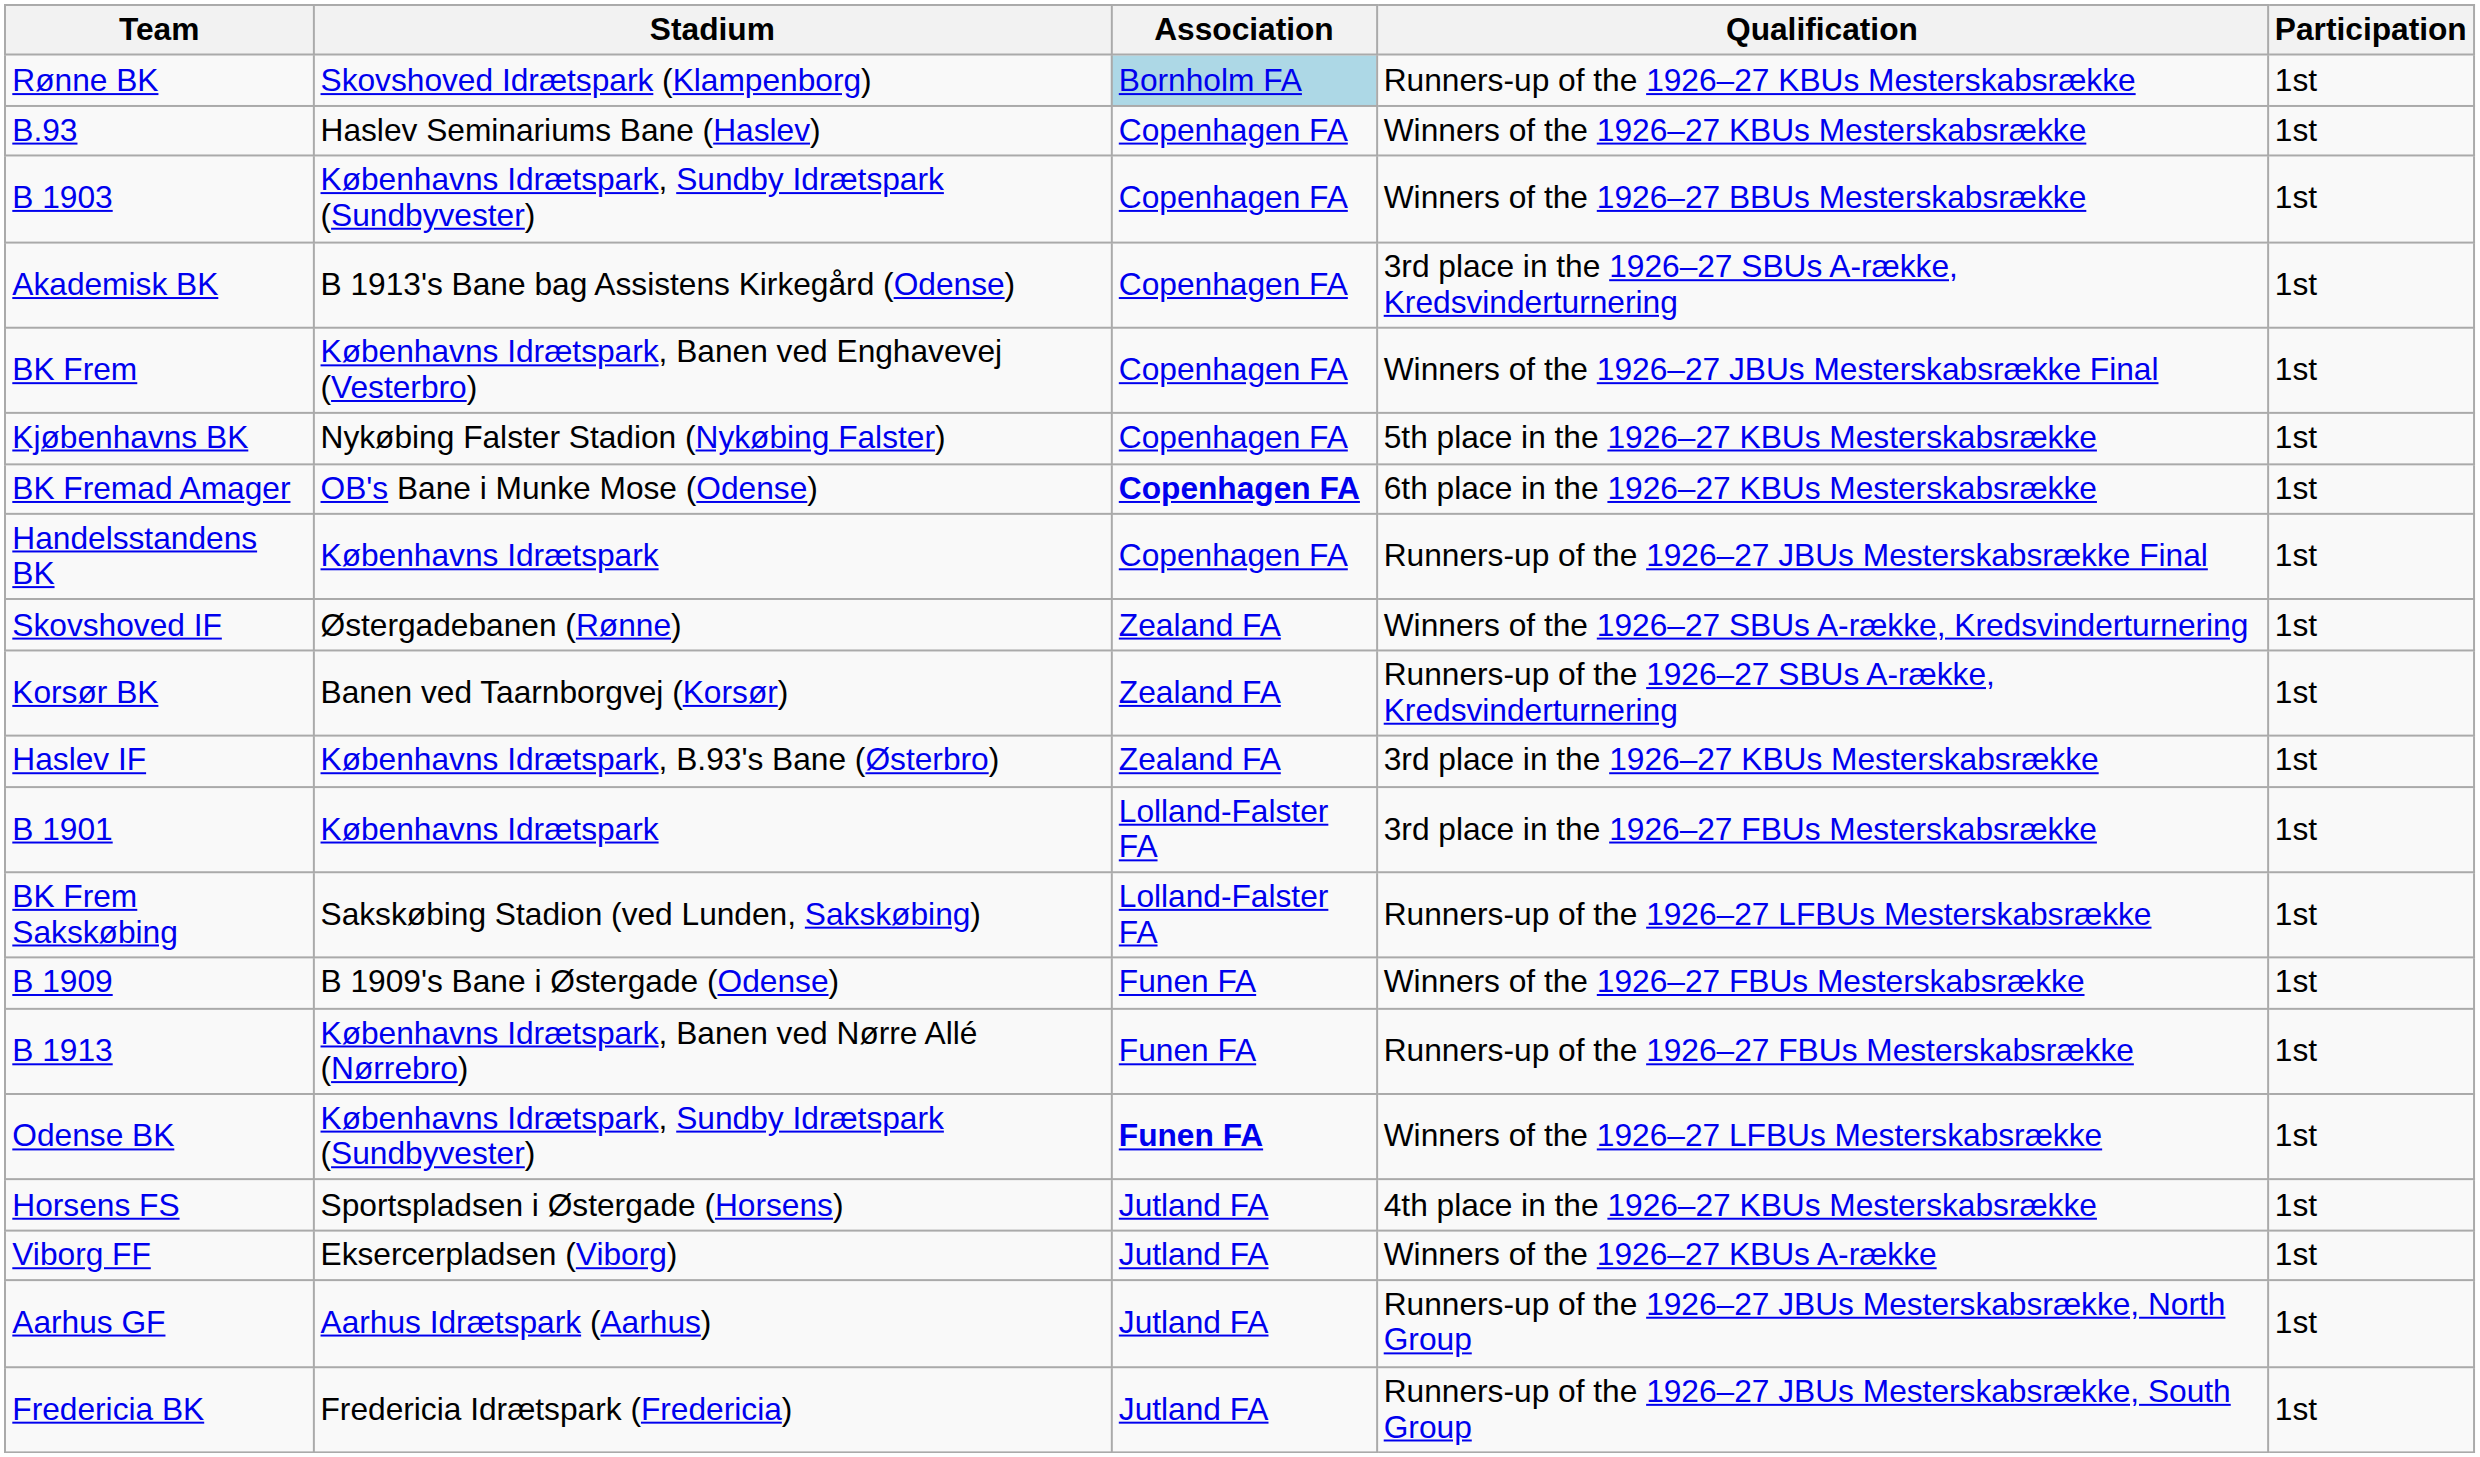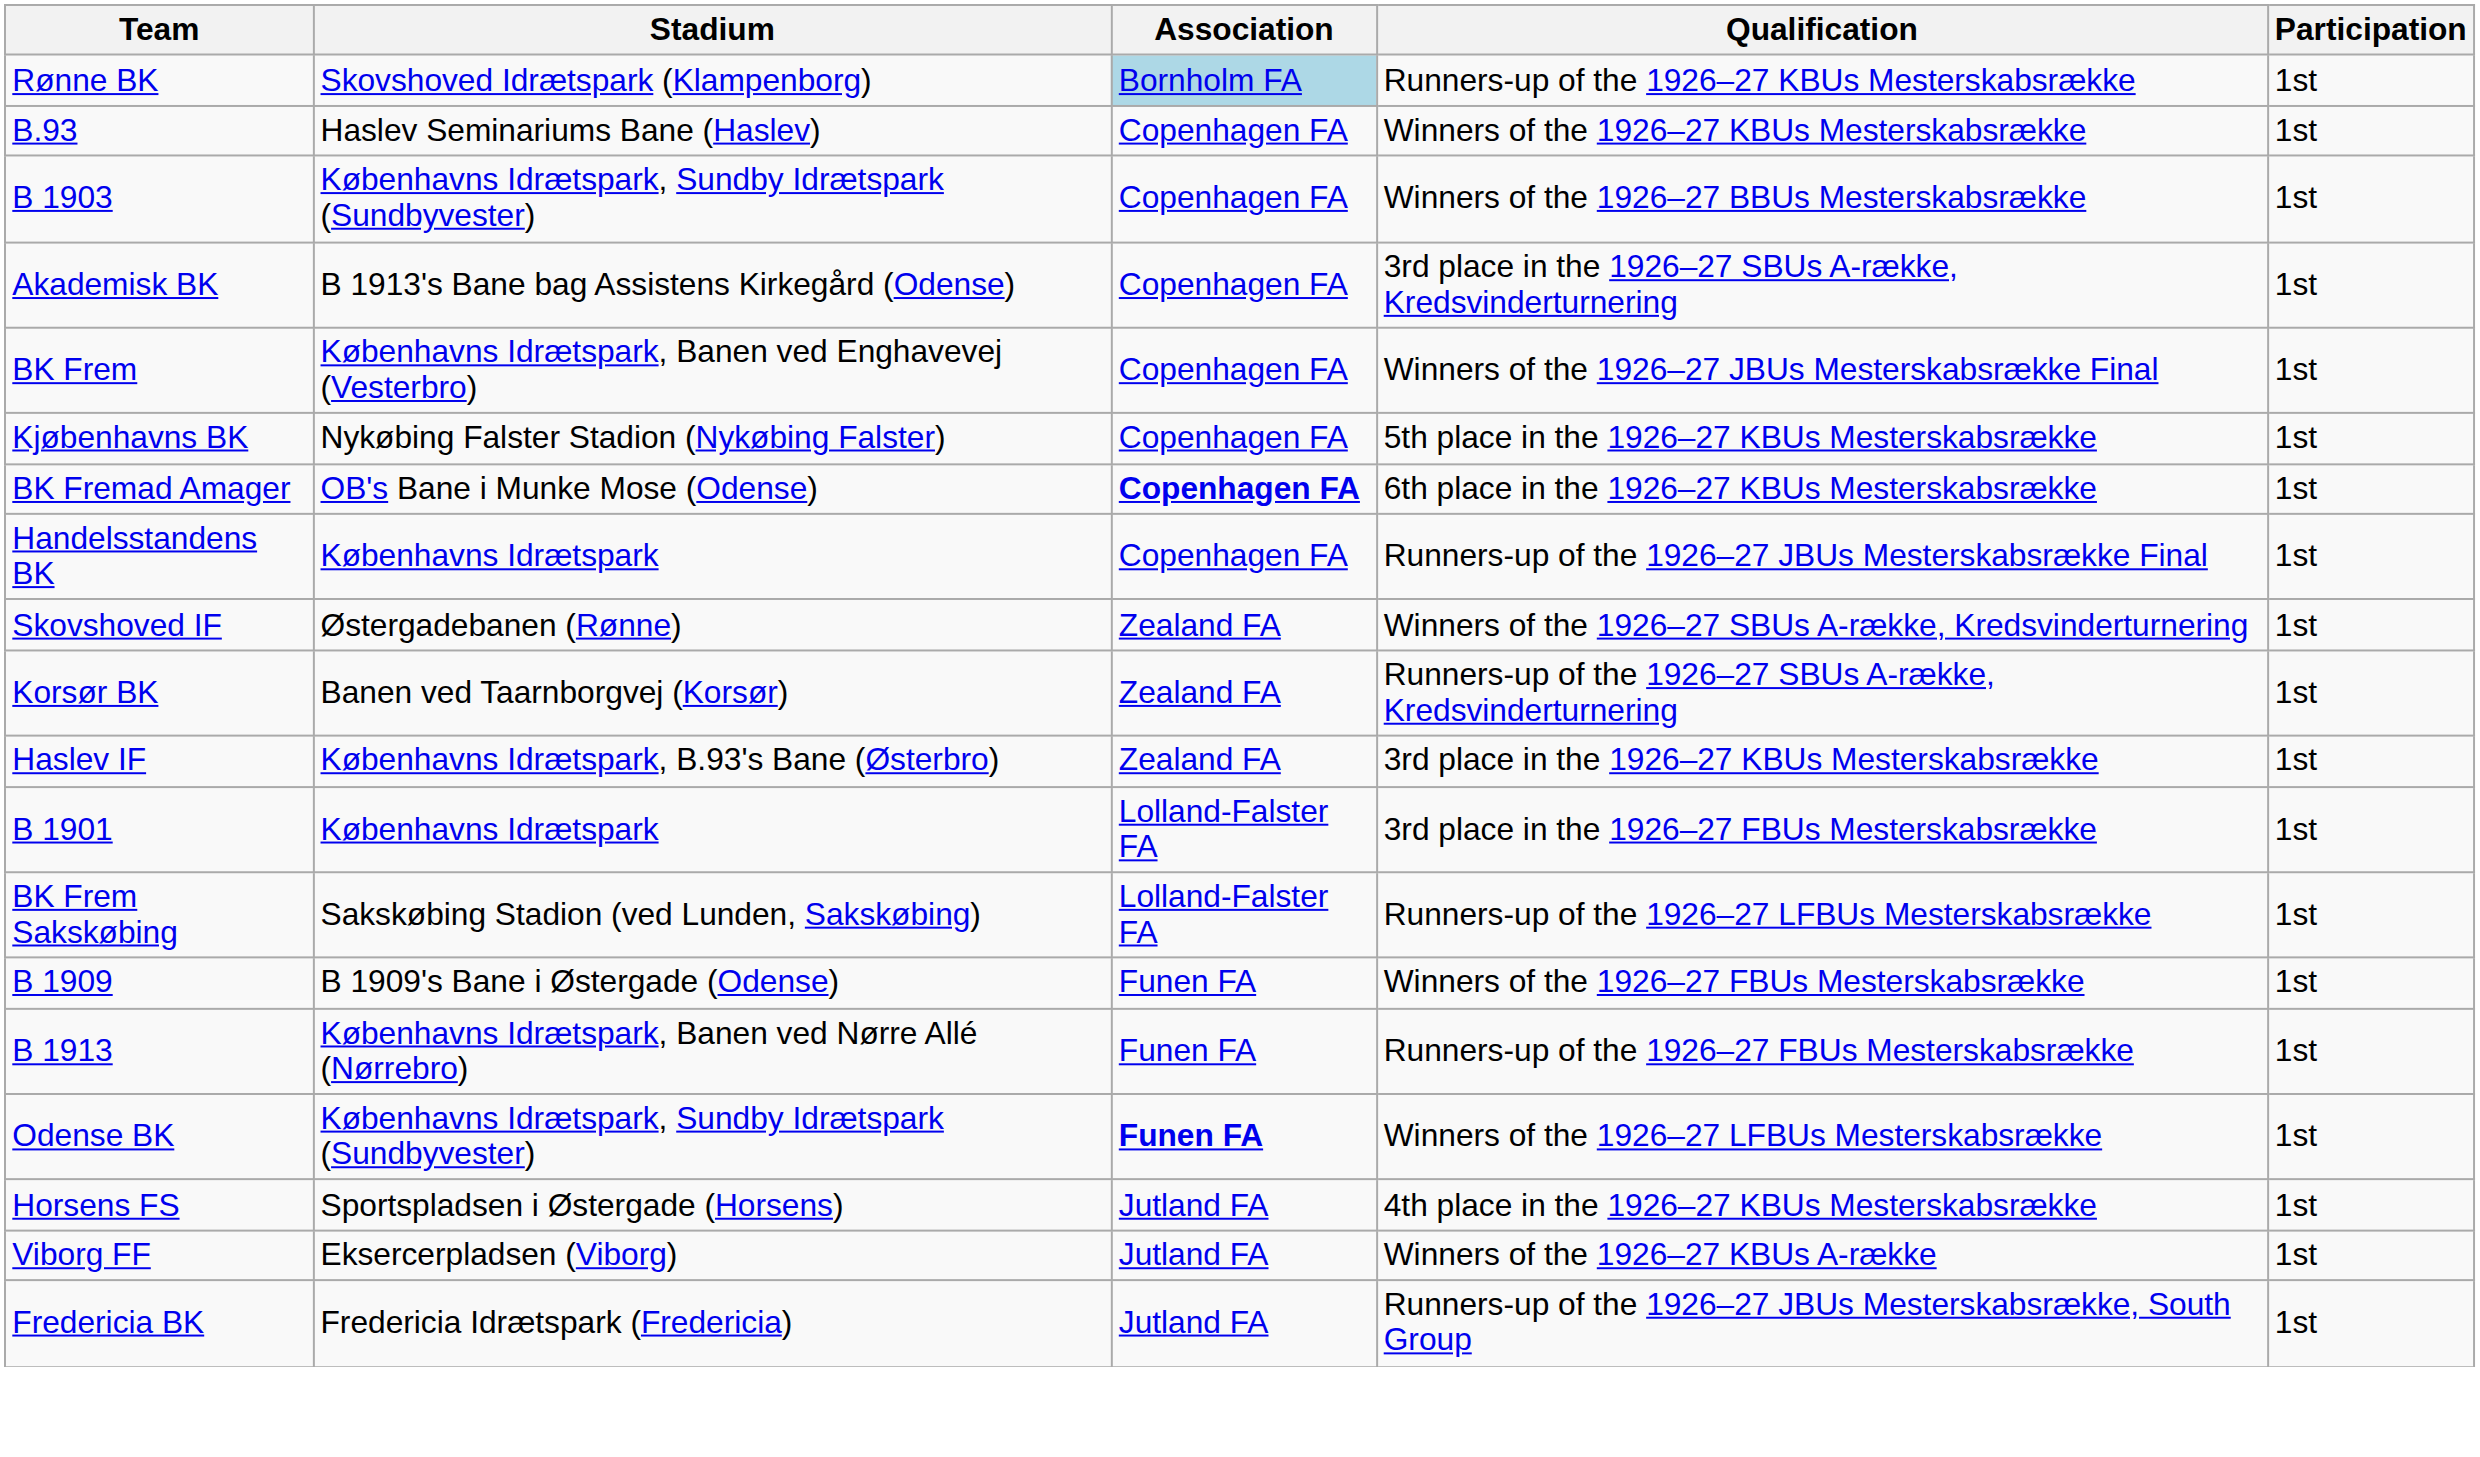- row: (89, 1322)
